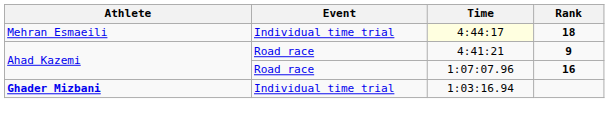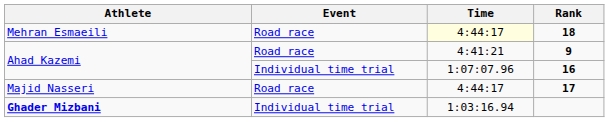(324, 32) Individual time trial -> (284, 32) Road race
(284, 70) Road race -> (324, 70) Individual time trial
+ row: (569, 88)
